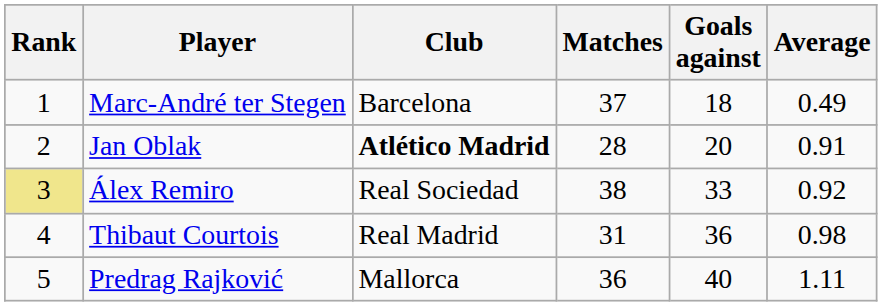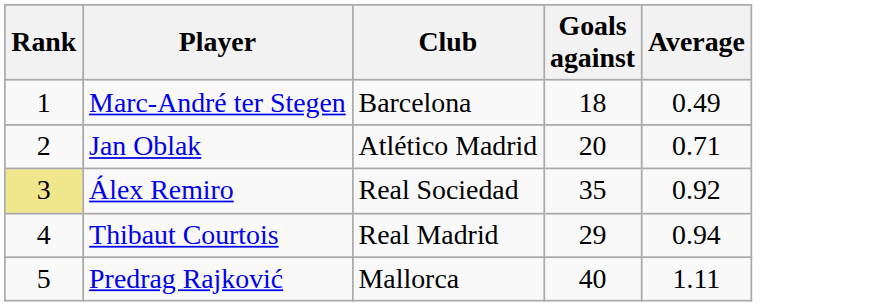- column: (613, 42)
(454, 146) bold -> (448, 146) normal
(822, 146) 0.91 -> (696, 146) 0.71
(718, 190) 33 -> (593, 190) 35
(718, 234) 36 -> (593, 234) 29
(822, 234) 0.98 -> (696, 234) 0.94
